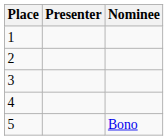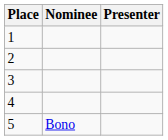columns swapped: (134, 15) <-> (73, 15)
